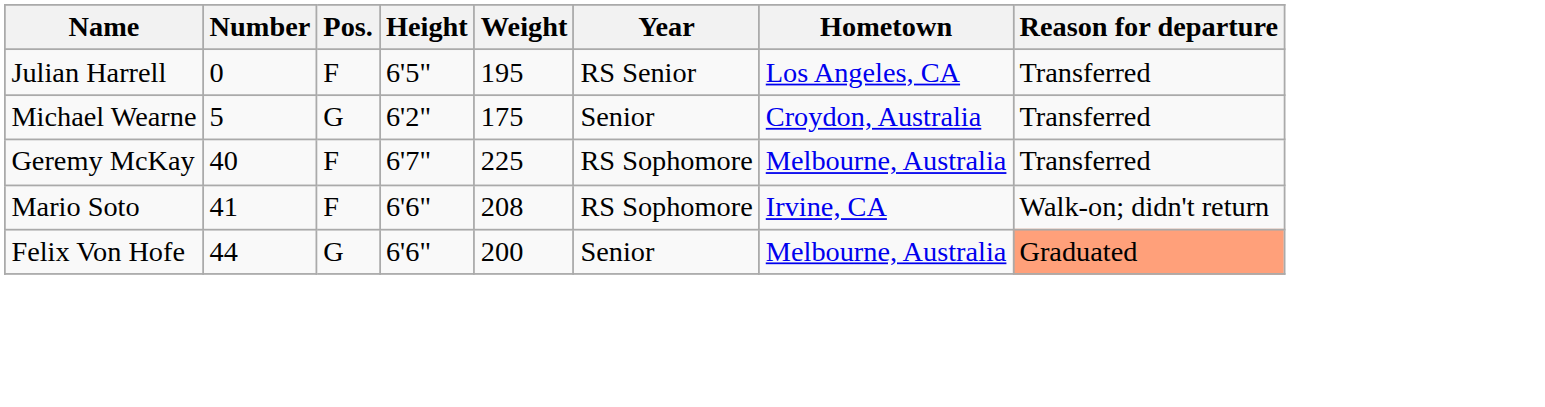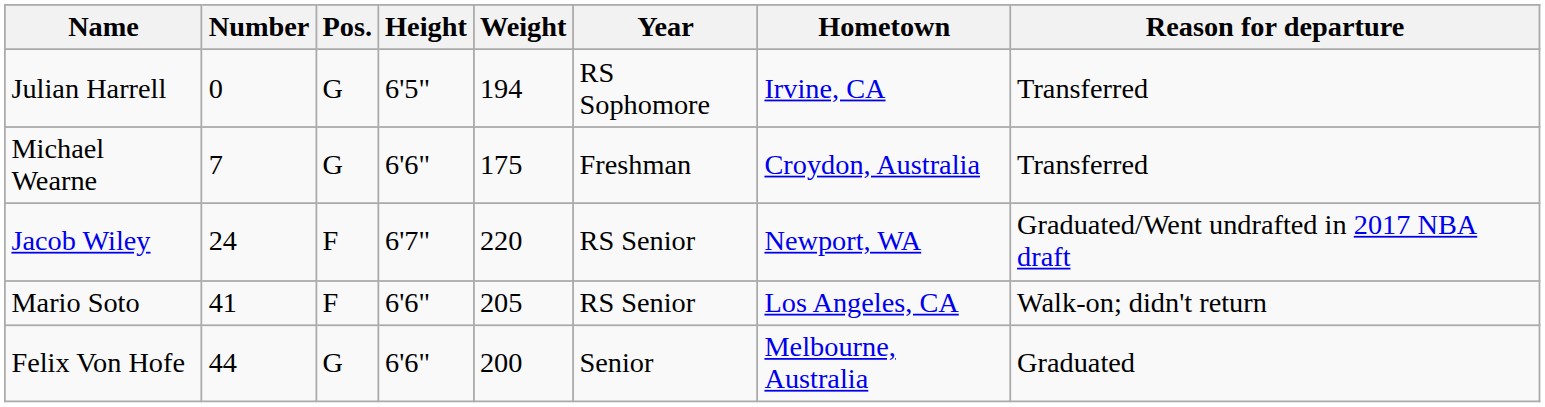(331, 71) F -> (333, 87) G
(502, 71) 195 -> (501, 87) 194
(638, 71) RS Senior -> (645, 87) RS Sophomore
(863, 71) Los Angeles, CA -> (825, 87) Irvine, CA
(217, 116) 5 -> (216, 164) 7
(408, 116) 6'2" -> (408, 164) 6'6"
(617, 116) Senior -> (635, 164) Freshman
+ row: (81, 241)
- row: (103, 161)
(502, 206) 208 -> (501, 302) 205
(667, 206) RS Sophomore -> (637, 302) RS Senior
(826, 206) Irvine, CA -> (862, 302) Los Angeles, CA
(1078, 251) lightsalmon background -> (1076, 363) no background
